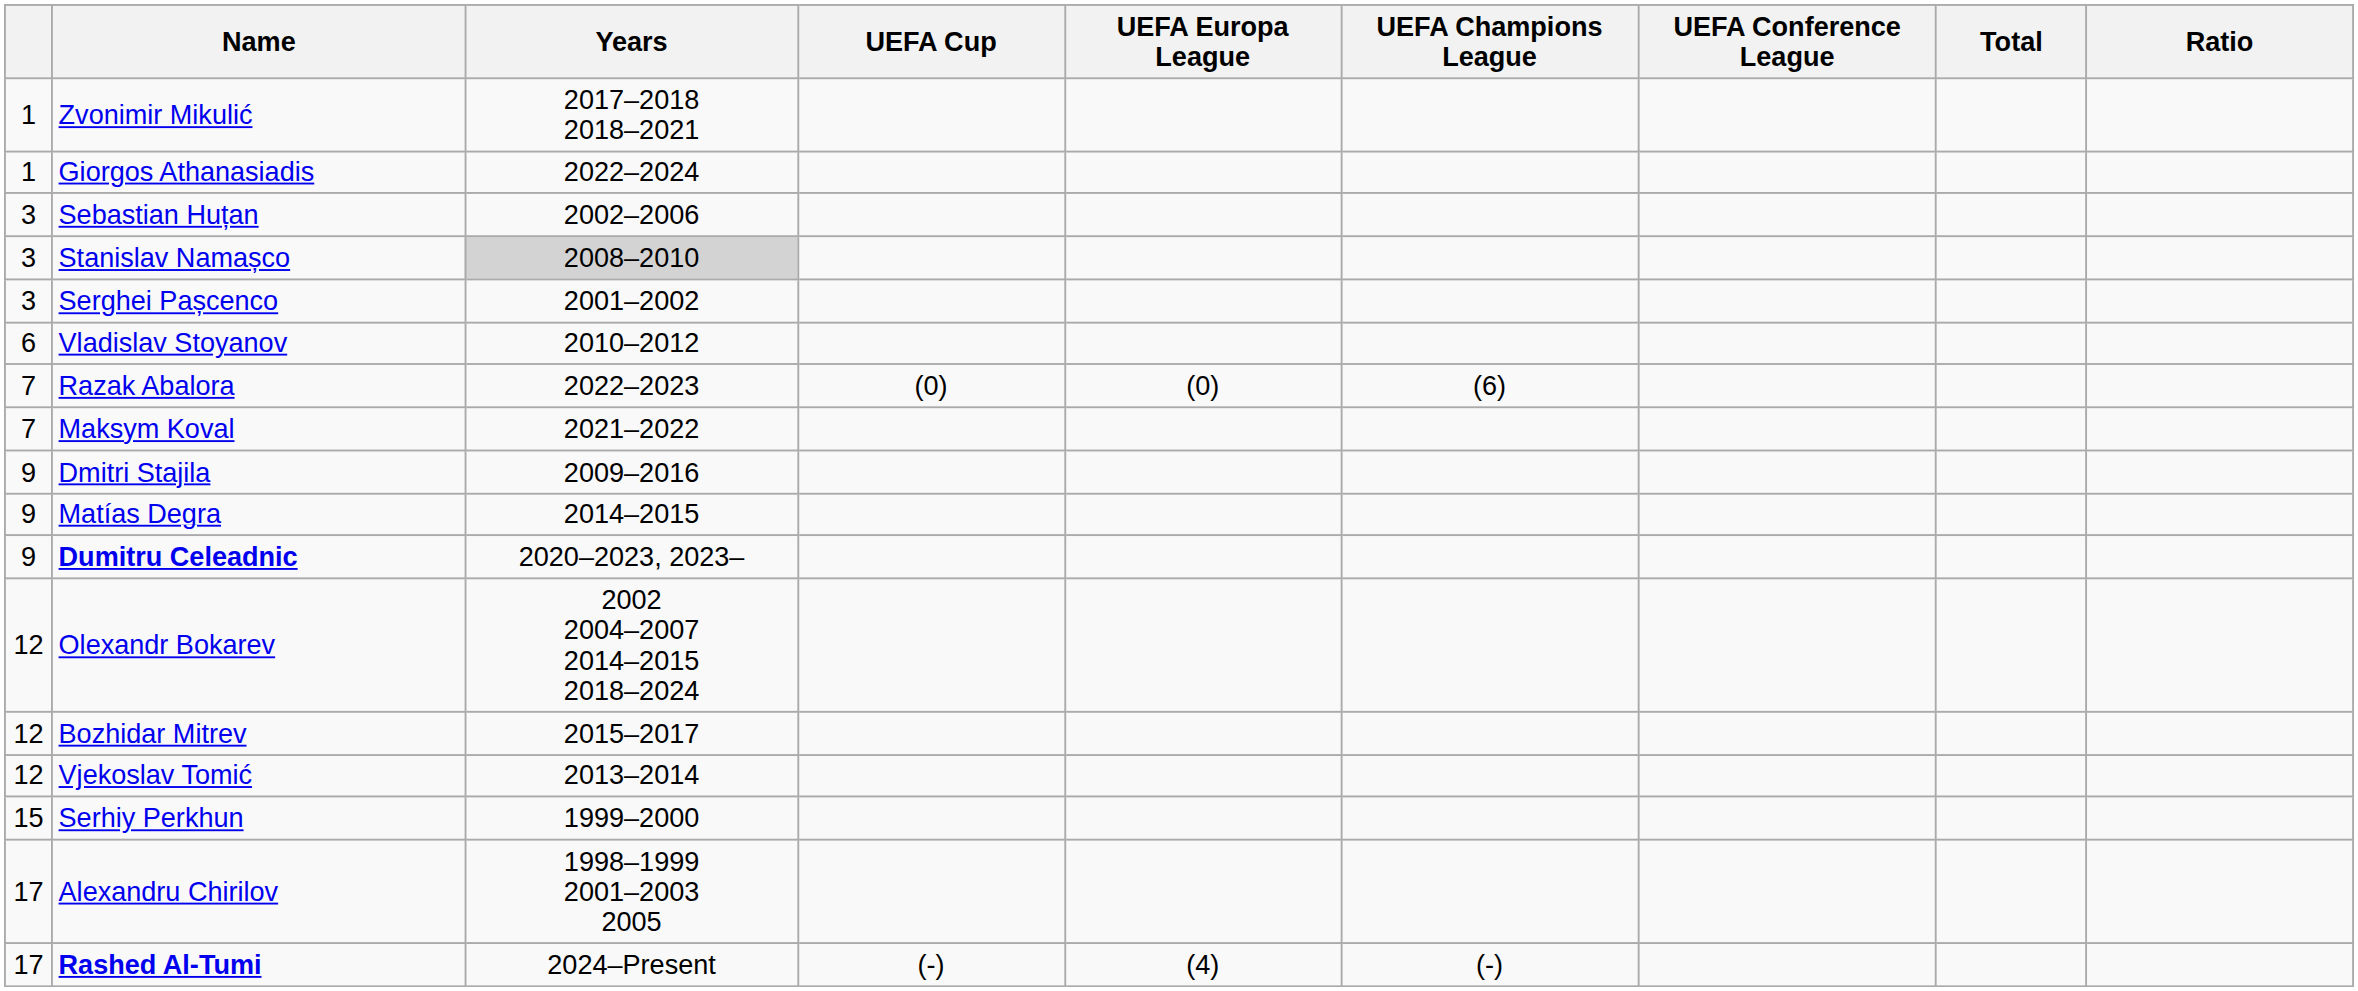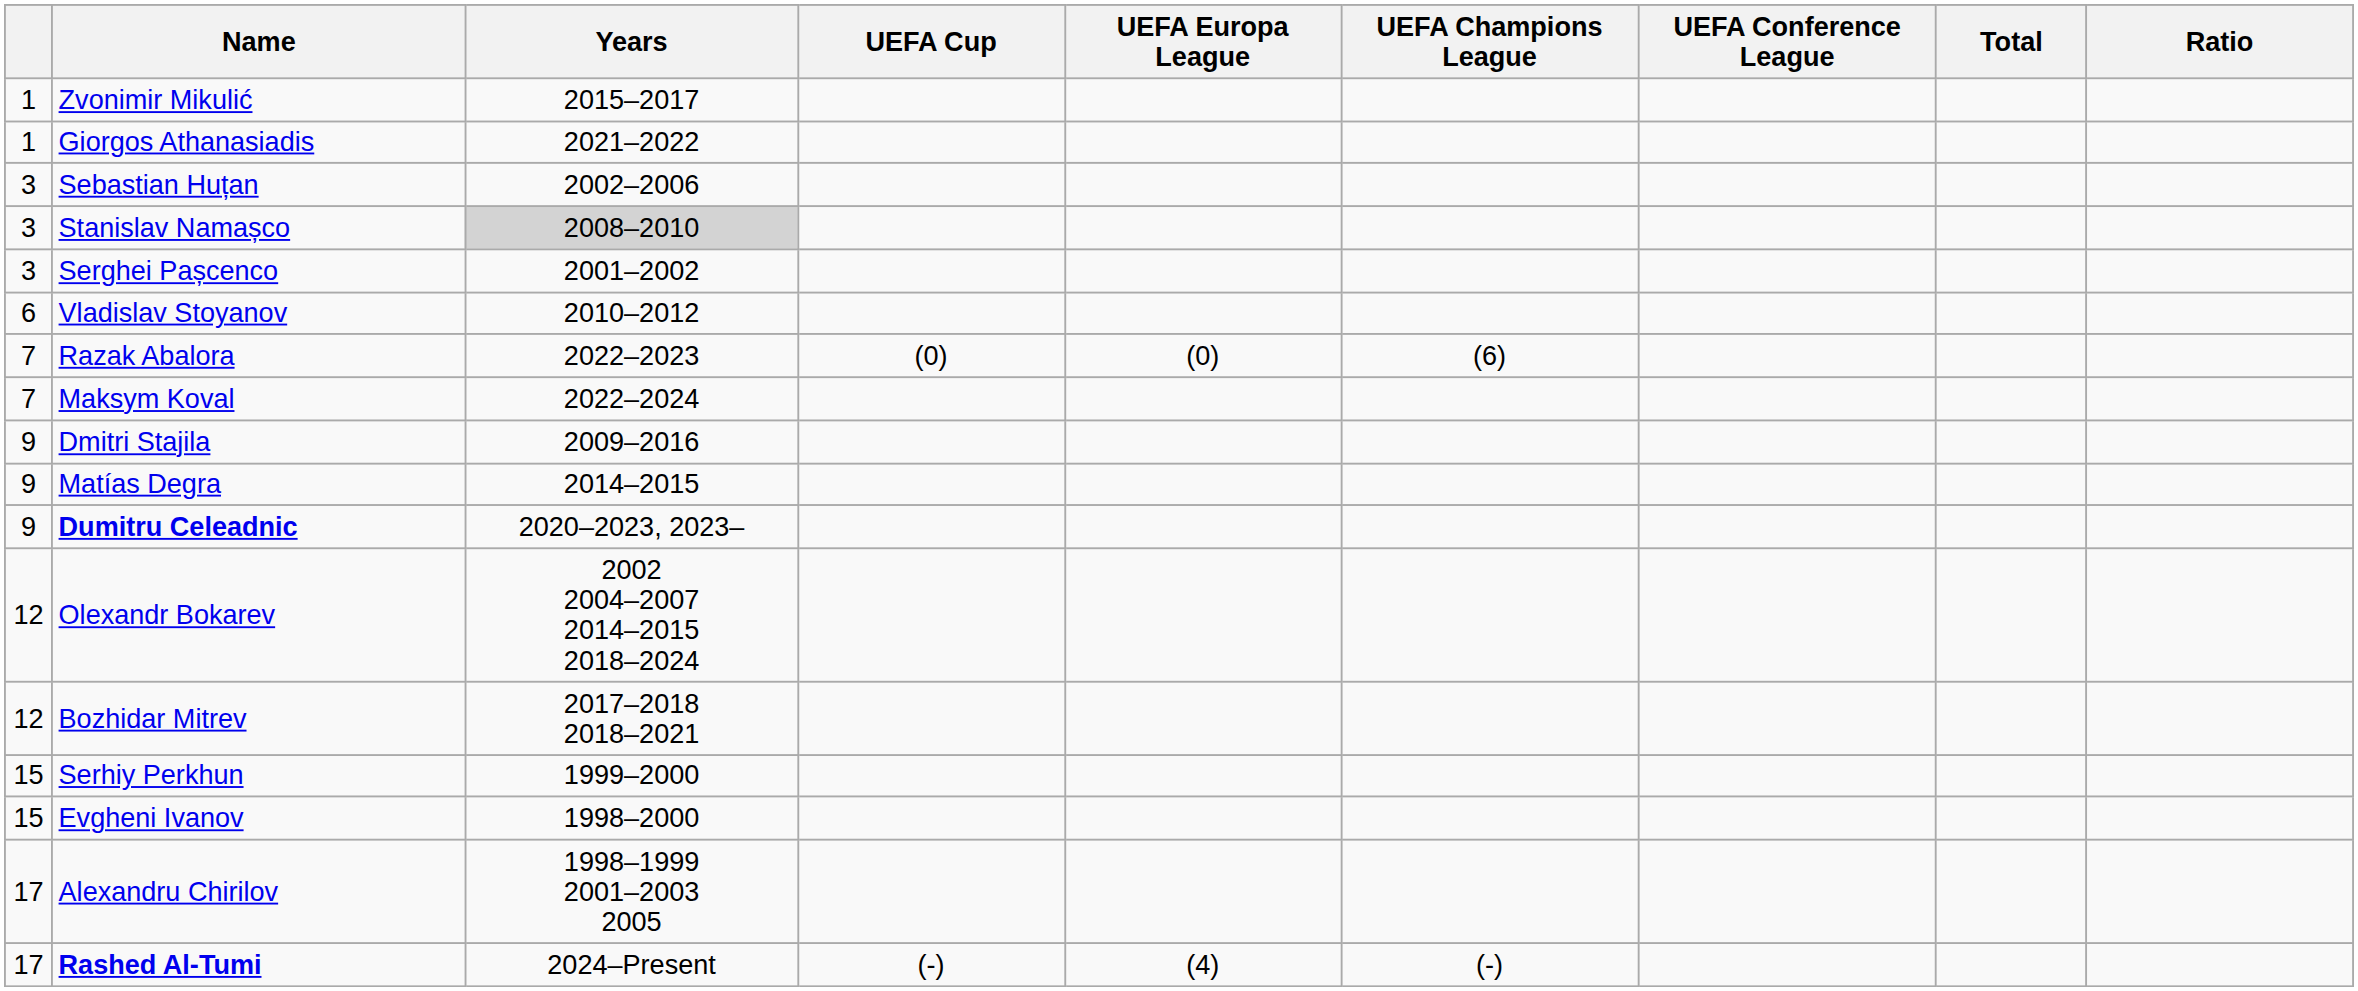(632, 115) 2017–2018 2018–2021 -> (632, 100) 2015–2017
(632, 172) 2022–2024 -> (632, 142) 2021–2022
(632, 429) 2021–2022 -> (632, 399) 2022–2024
(632, 733) 2015–2017 -> (632, 718) 2017–2018 2018–2021
- row: (155, 776)
+ row: (151, 819)
